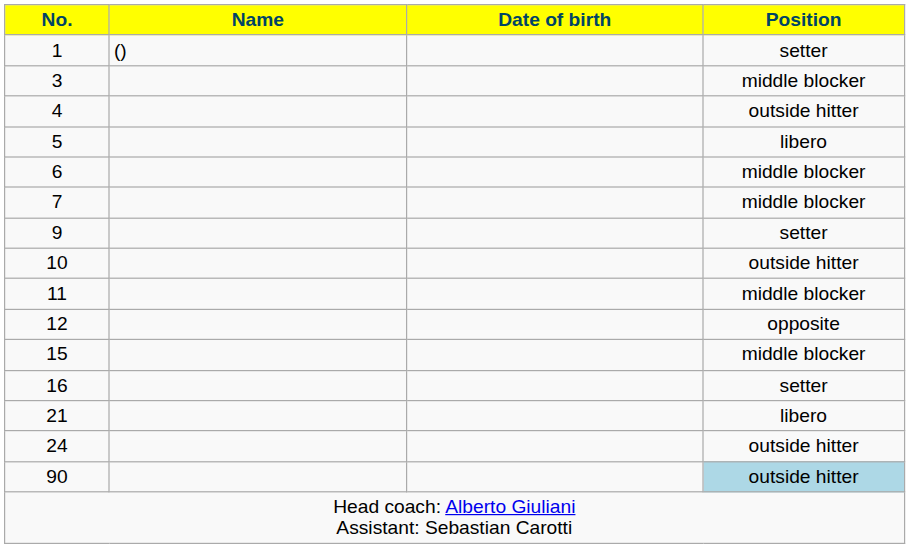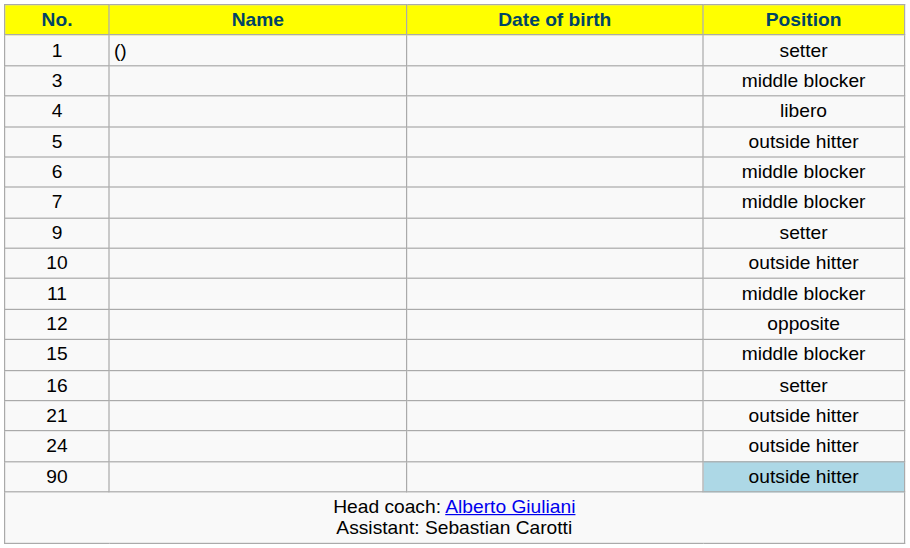(804, 111) outside hitter -> (804, 111) libero
(804, 141) libero -> (804, 141) outside hitter
(804, 415) libero -> (804, 415) outside hitter
